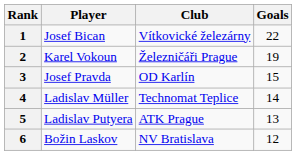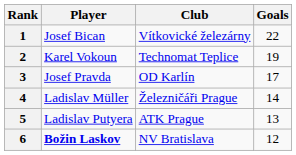(188, 56) Železničáři Prague -> (188, 56) Technomat Teplice
(273, 77) 15 -> (273, 77) 17
(188, 98) Technomat Teplice -> (188, 98) Železničáři Prague
(81, 139) normal -> (82, 139) bold
